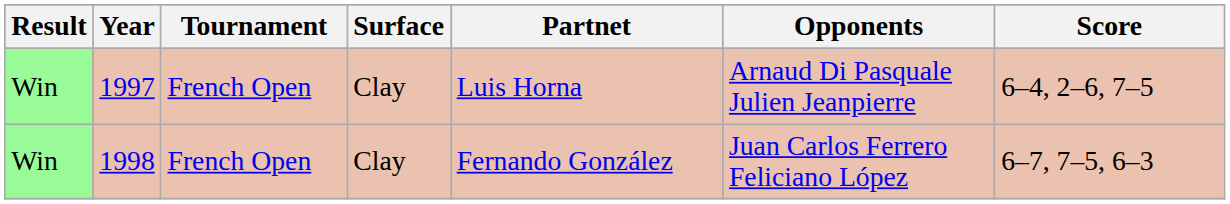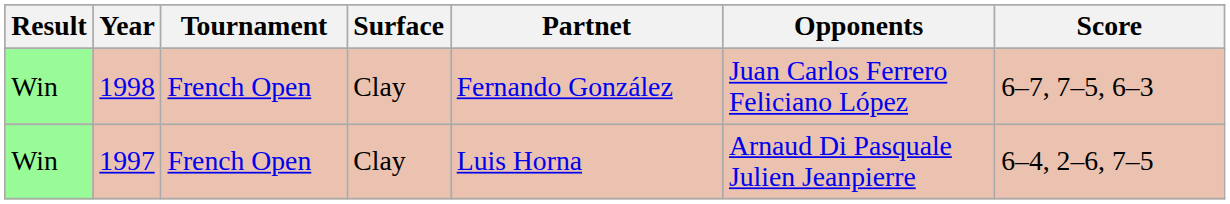rows swapped: (127, 85) <-> (127, 160)
